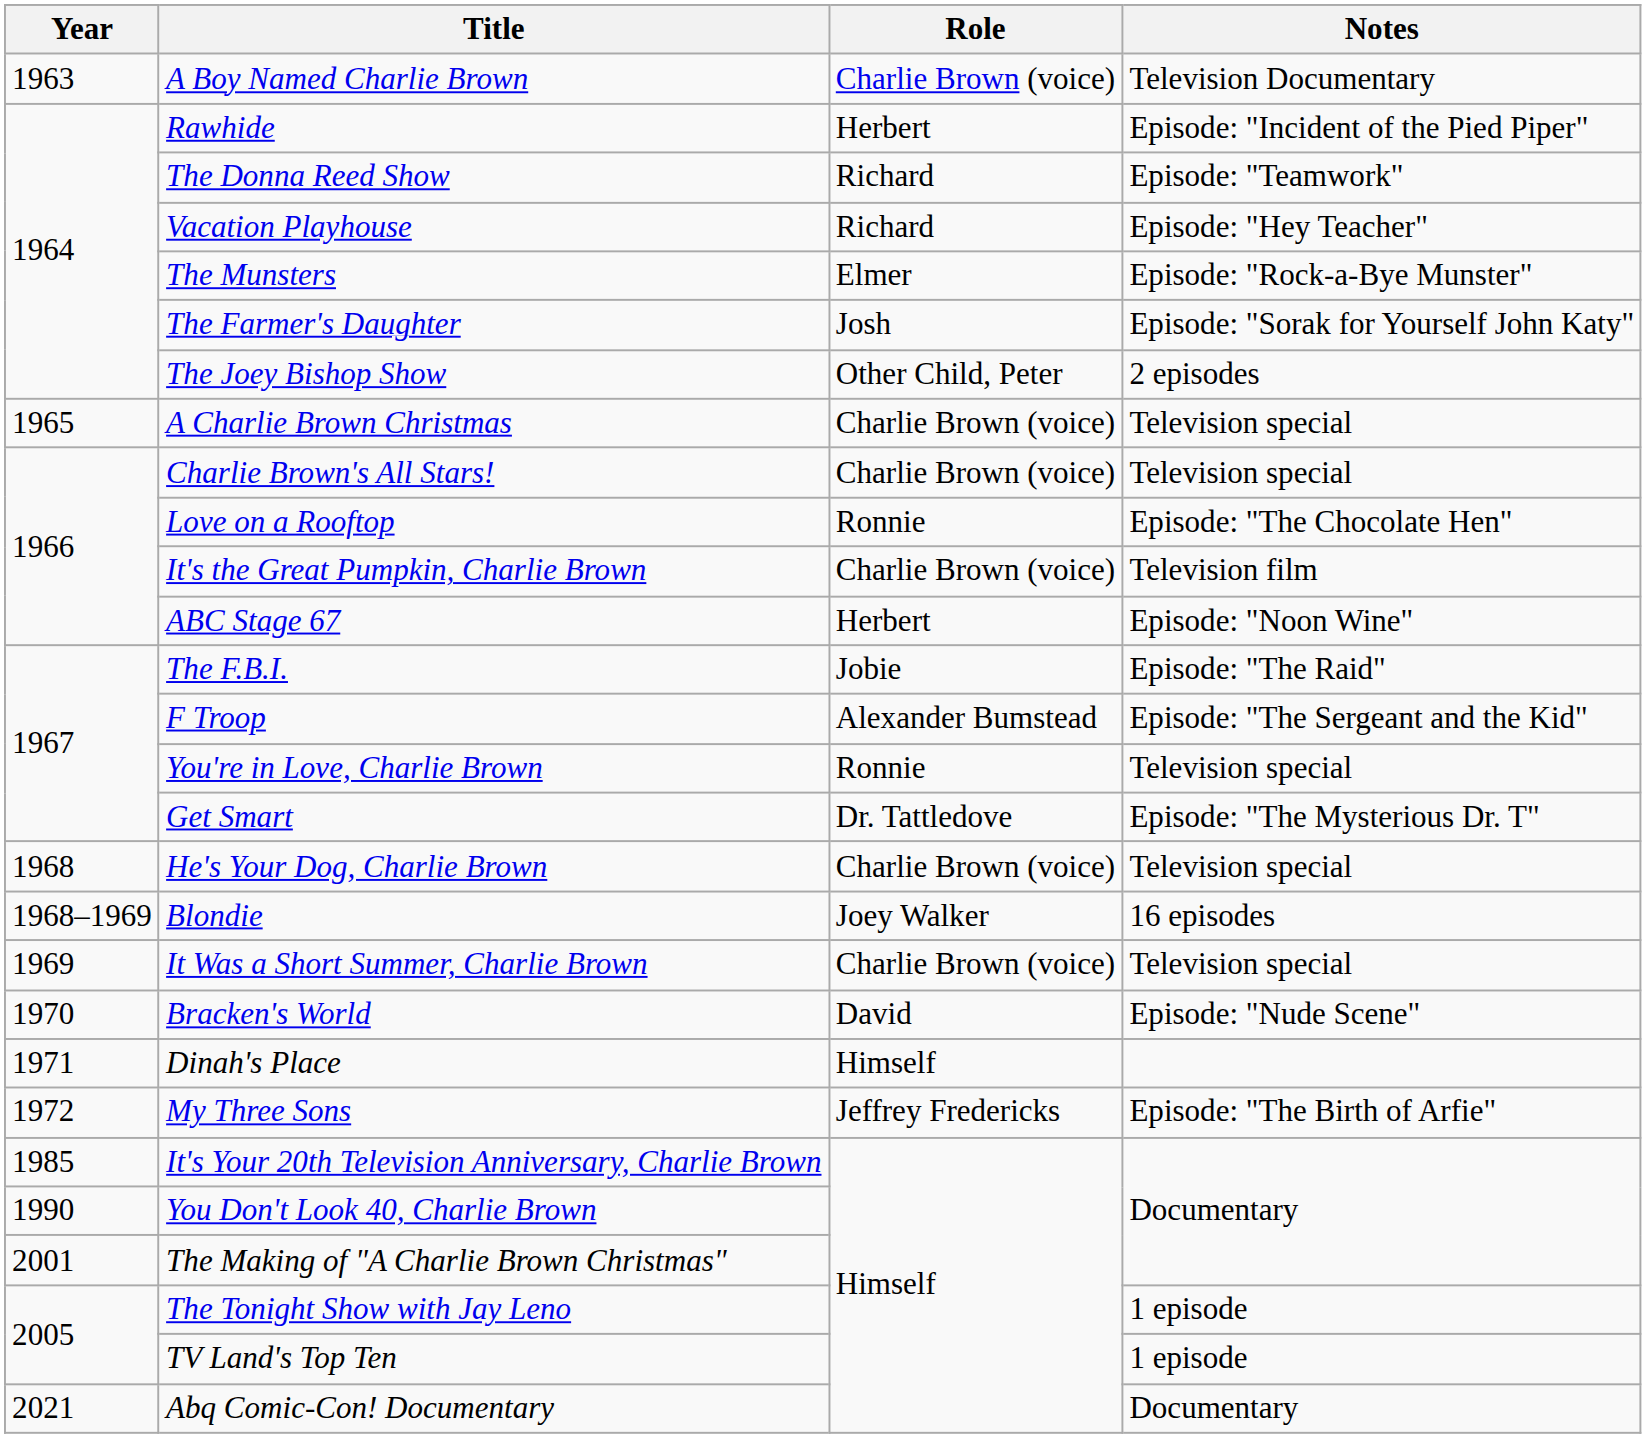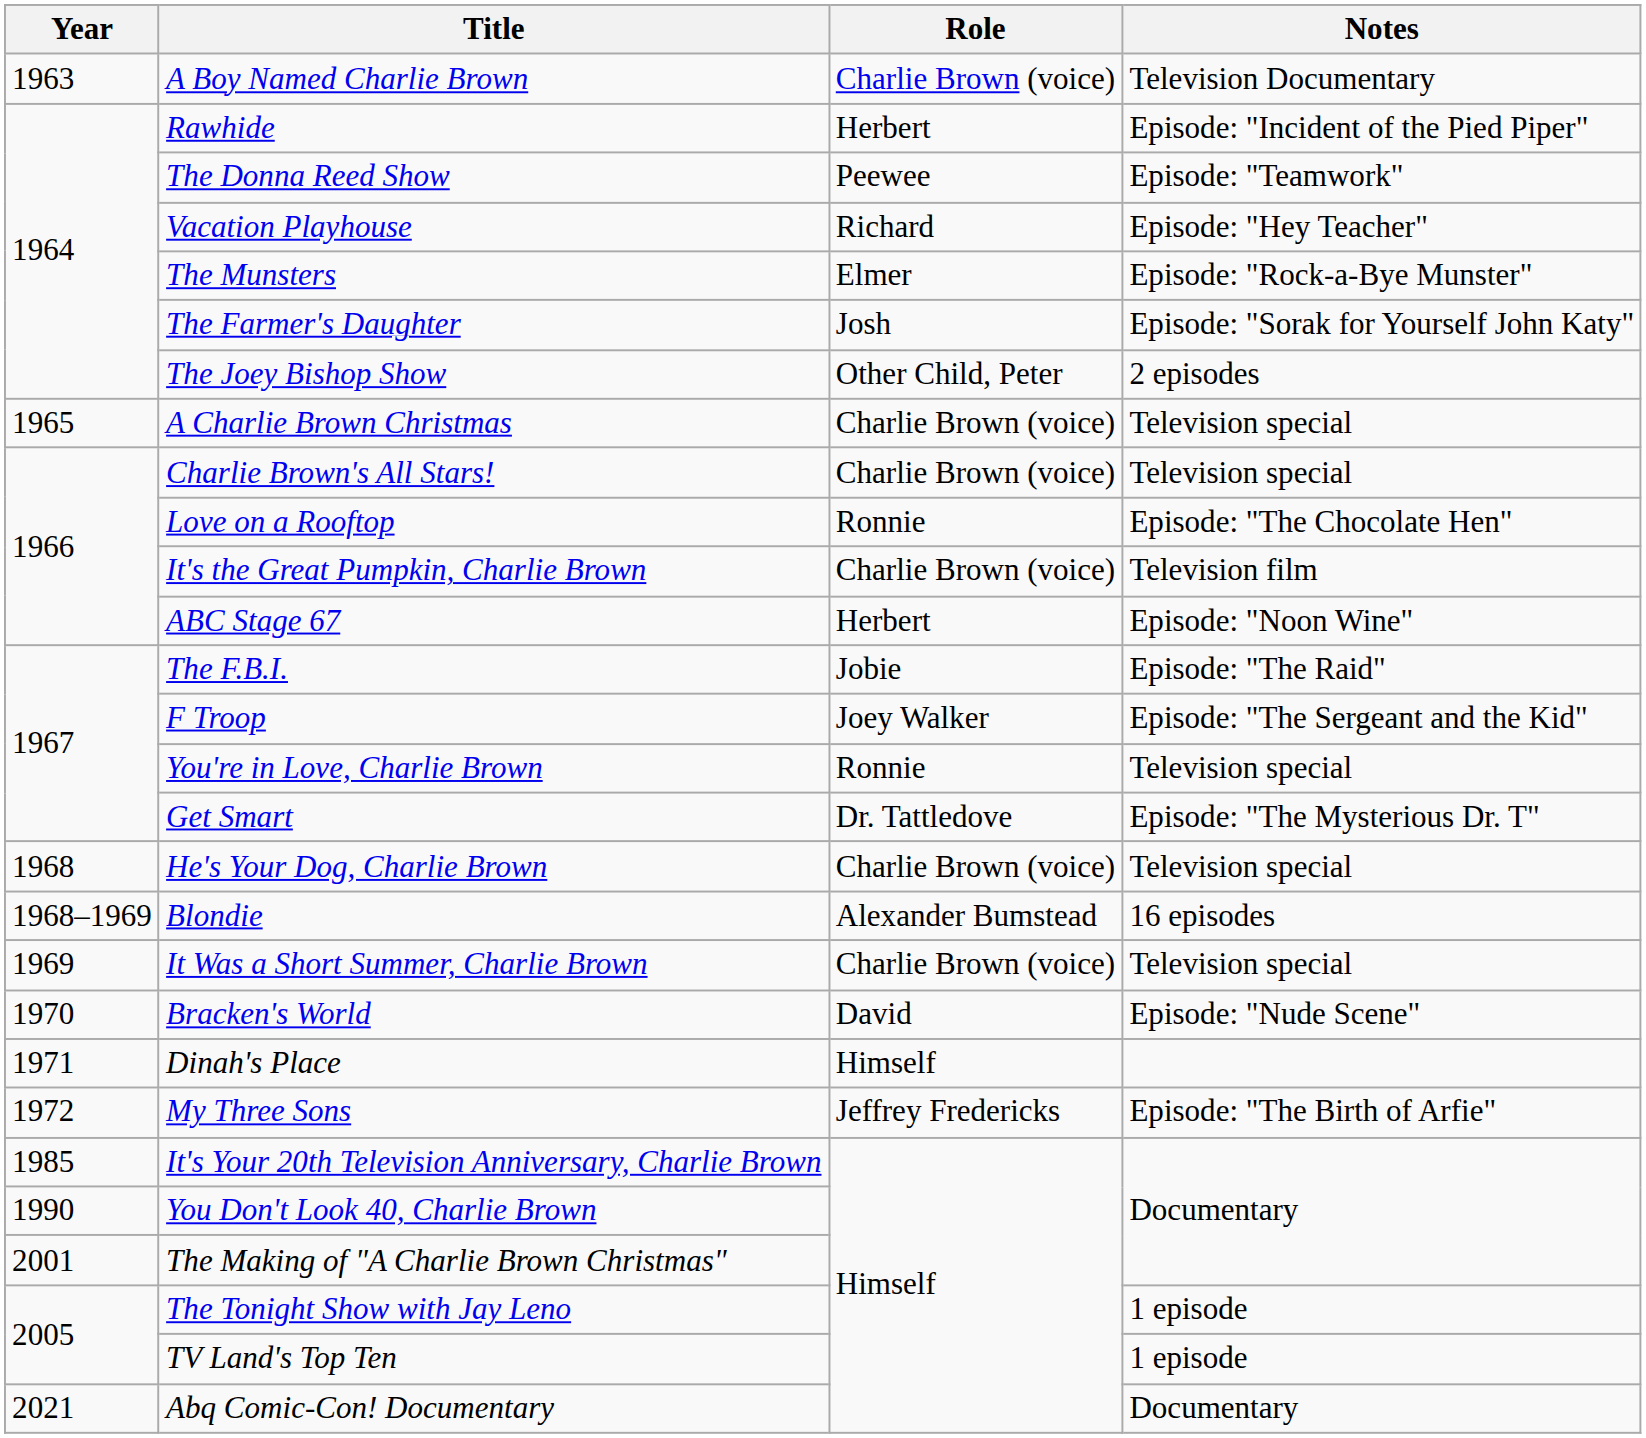(885, 176) Richard -> (883, 176) Peewee
(966, 718) Alexander Bumstead -> (912, 718) Joey Walker
(912, 915) Joey Walker -> (966, 915) Alexander Bumstead
